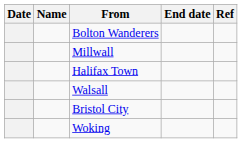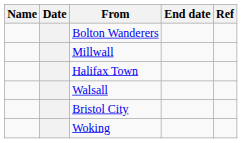columns swapped: (19, 14) <-> (52, 14)
